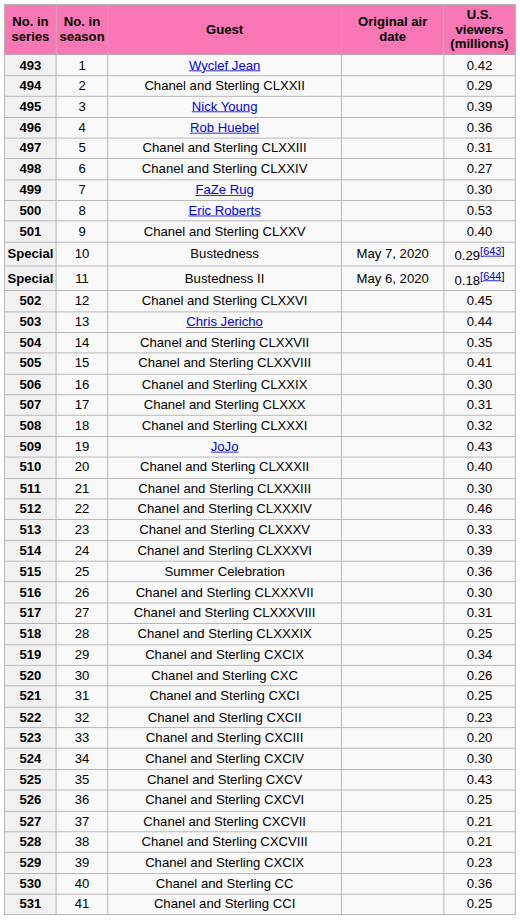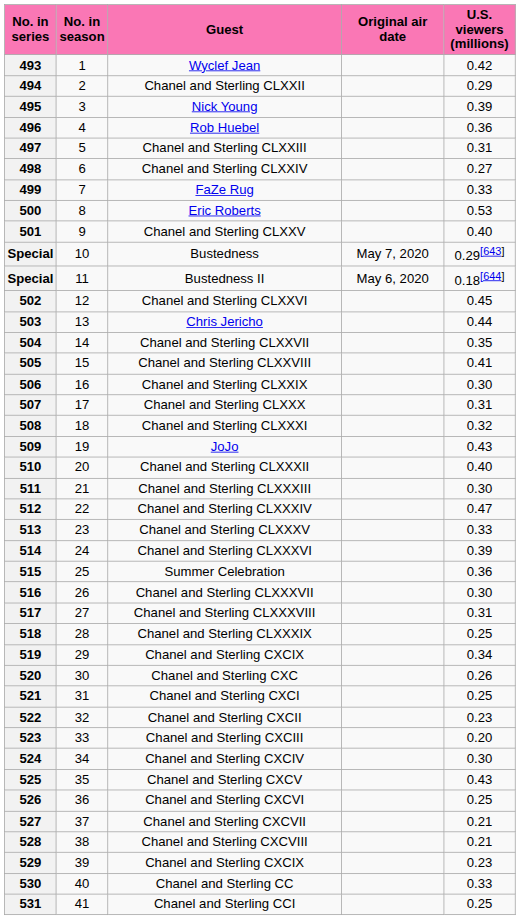(480, 190) 0.30 -> (480, 190) 0.33
(480, 509) 0.46 -> (480, 509) 0.47
(480, 883) 0.36 -> (480, 883) 0.33
